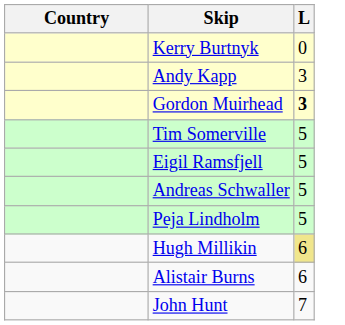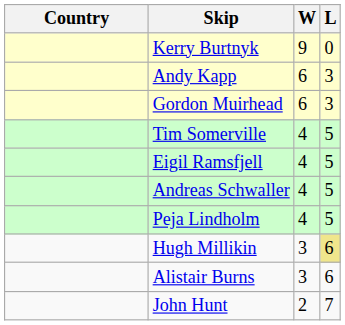+ column: (307, 18)
(303, 104) bold -> (329, 104) normal
